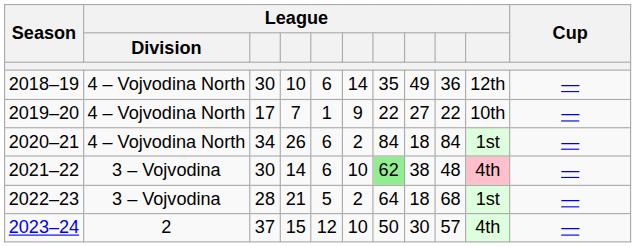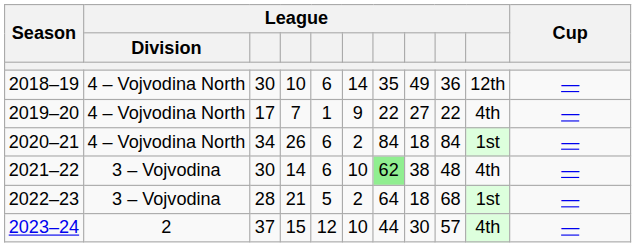(488, 113) 10th -> (488, 113) 4th
(488, 170) pink background -> (488, 170) no background
(389, 227) 50 -> (389, 227) 44
